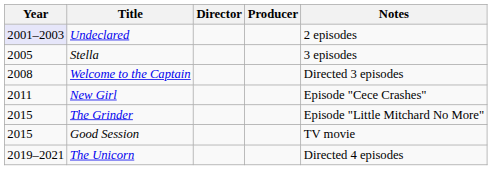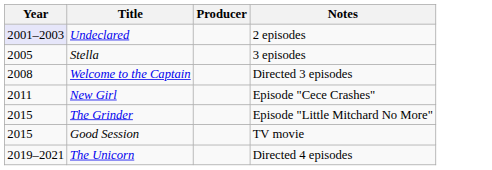- column: (219, 14)
